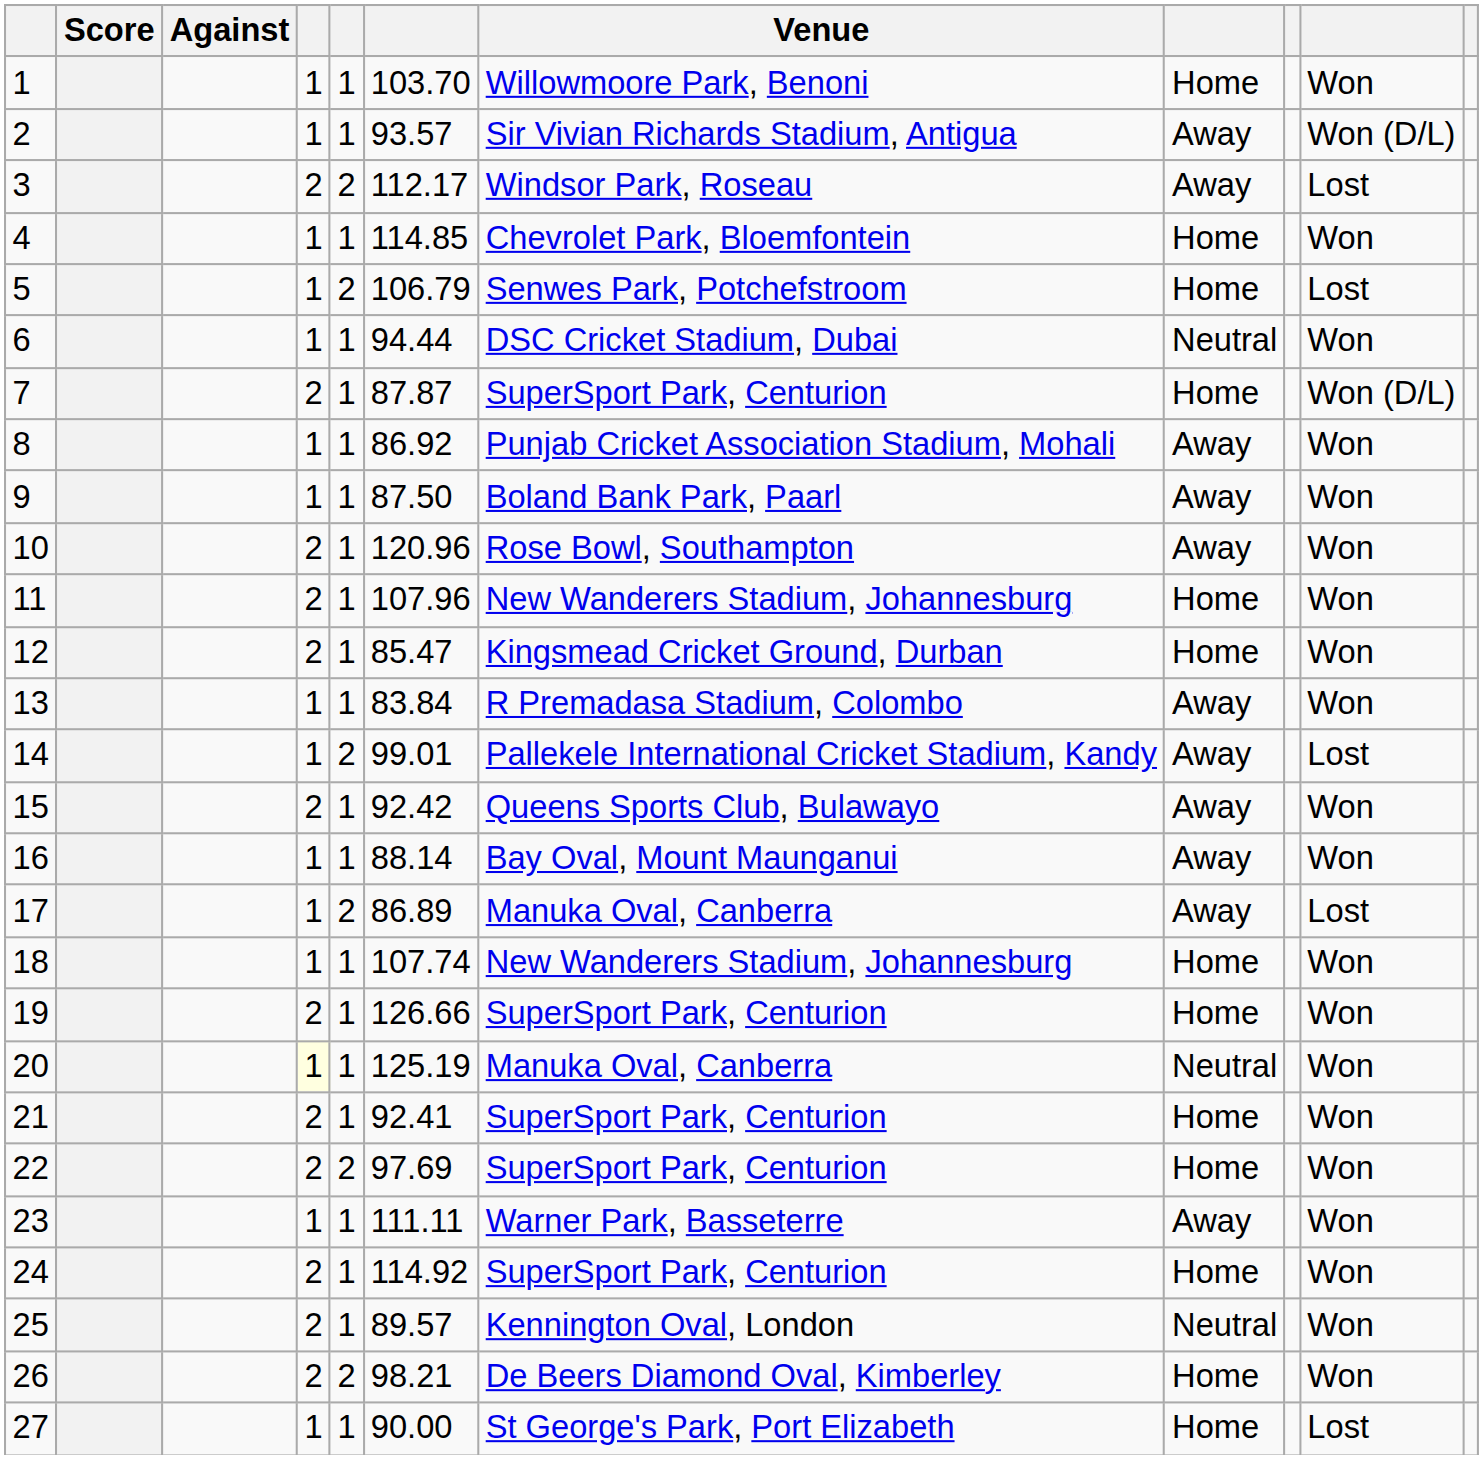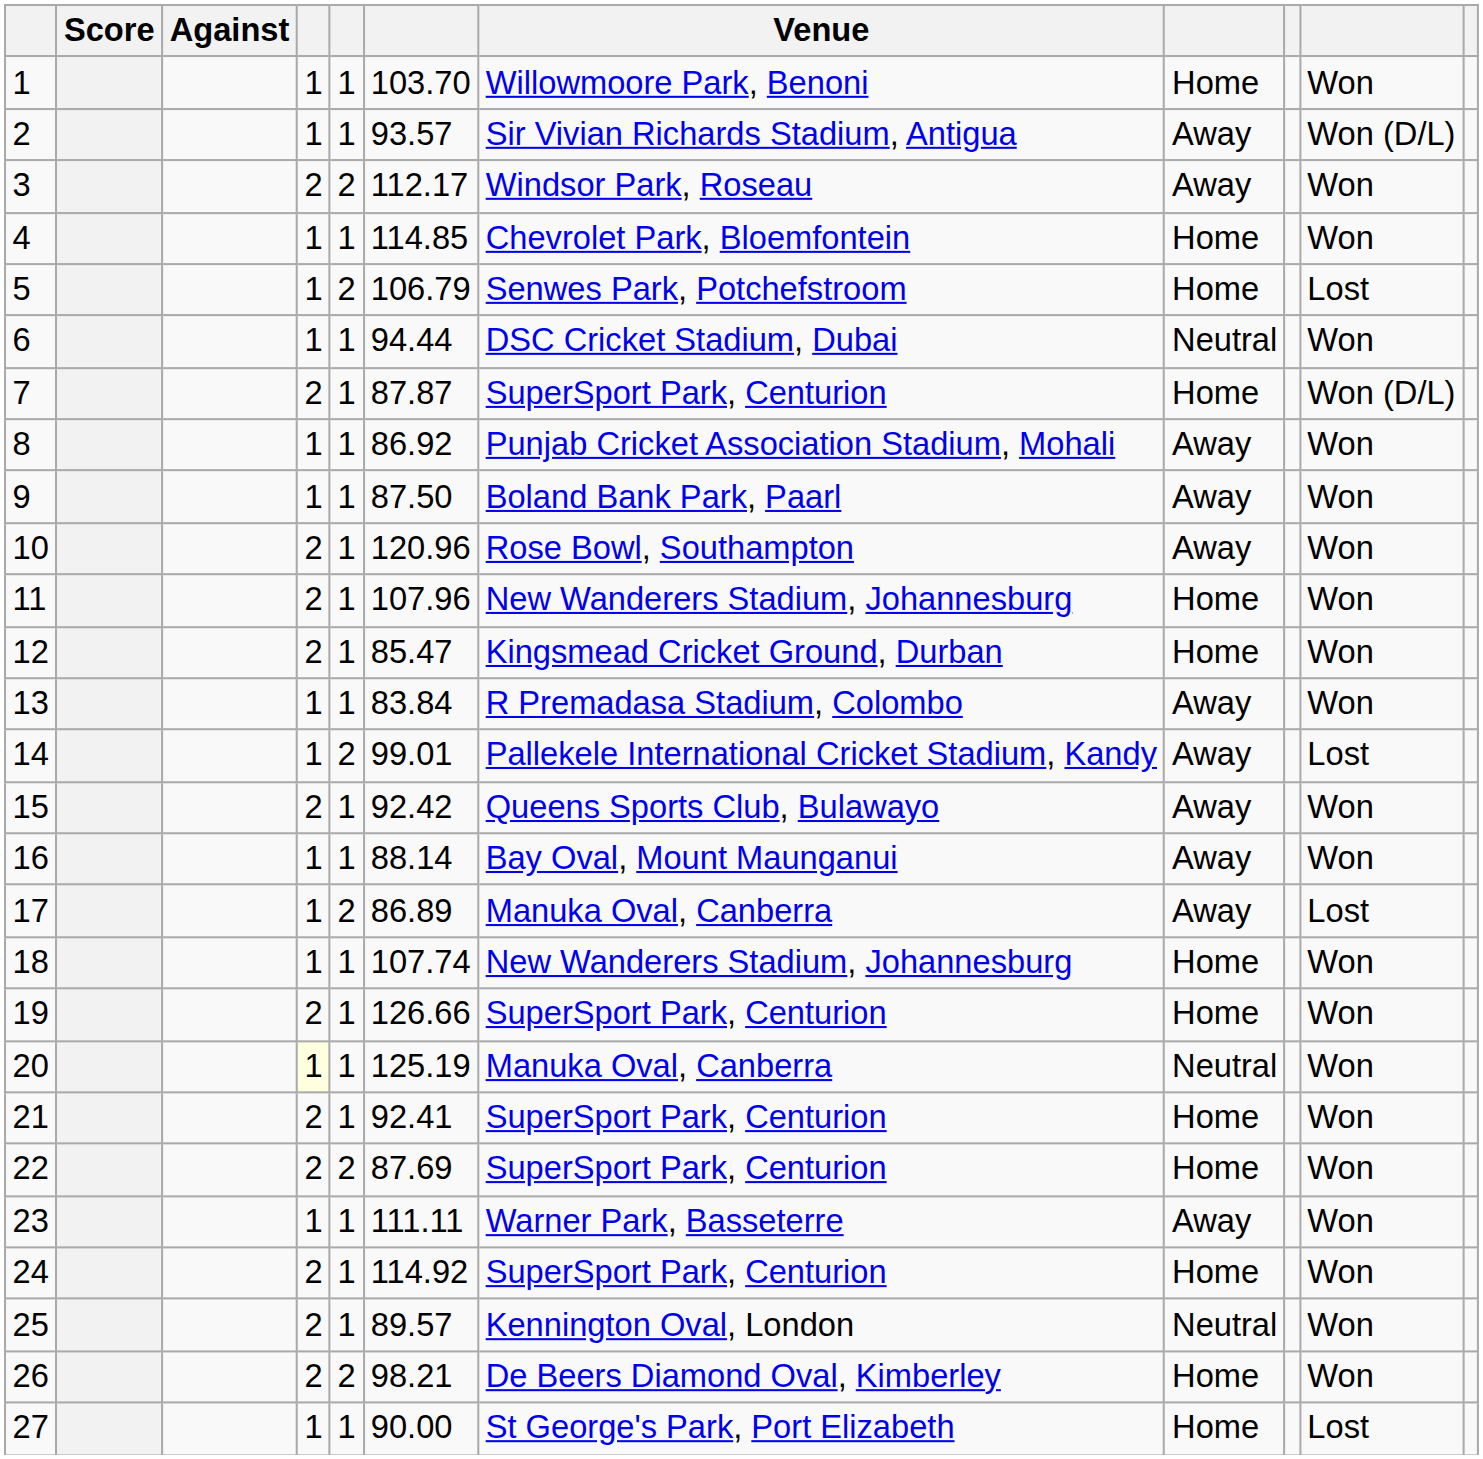(1338, 185) Lost -> (1341, 185) Won
(412, 1169) 97.69 -> (412, 1169) 87.69
